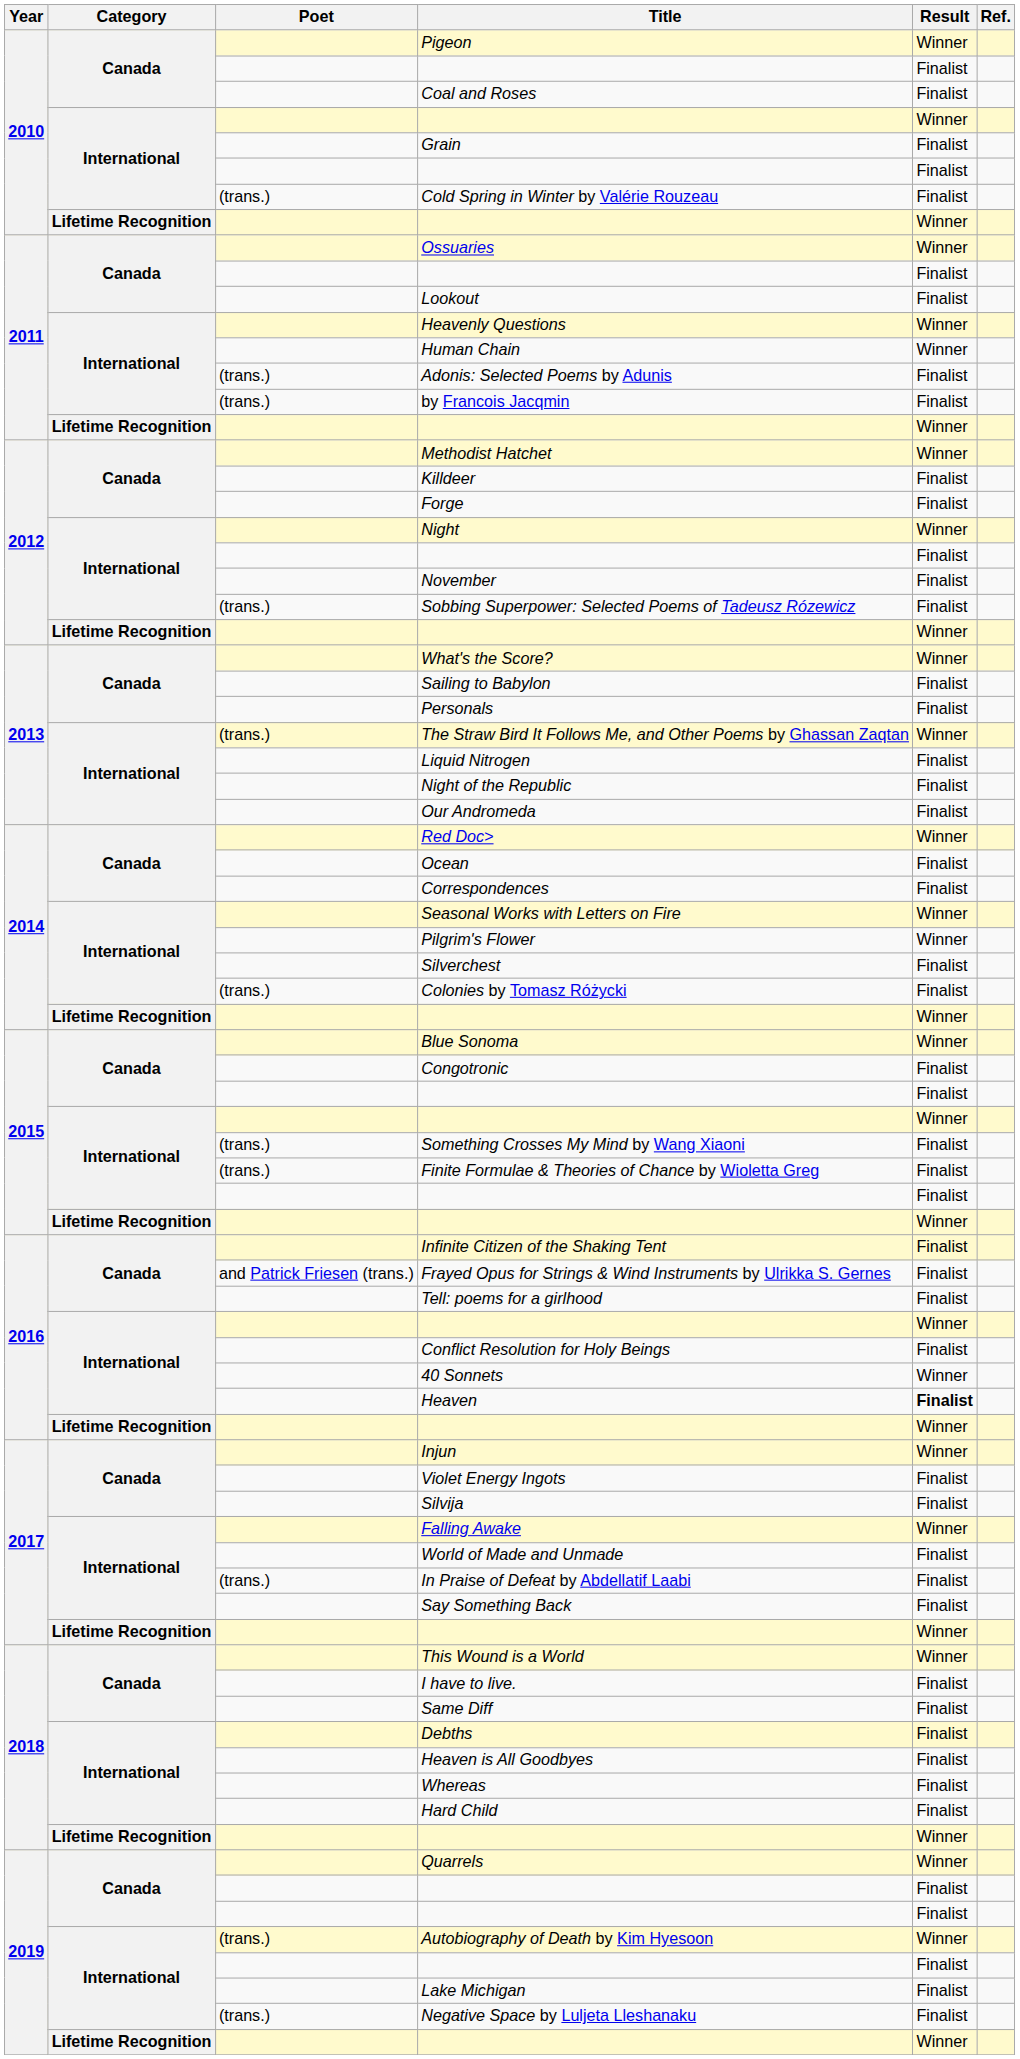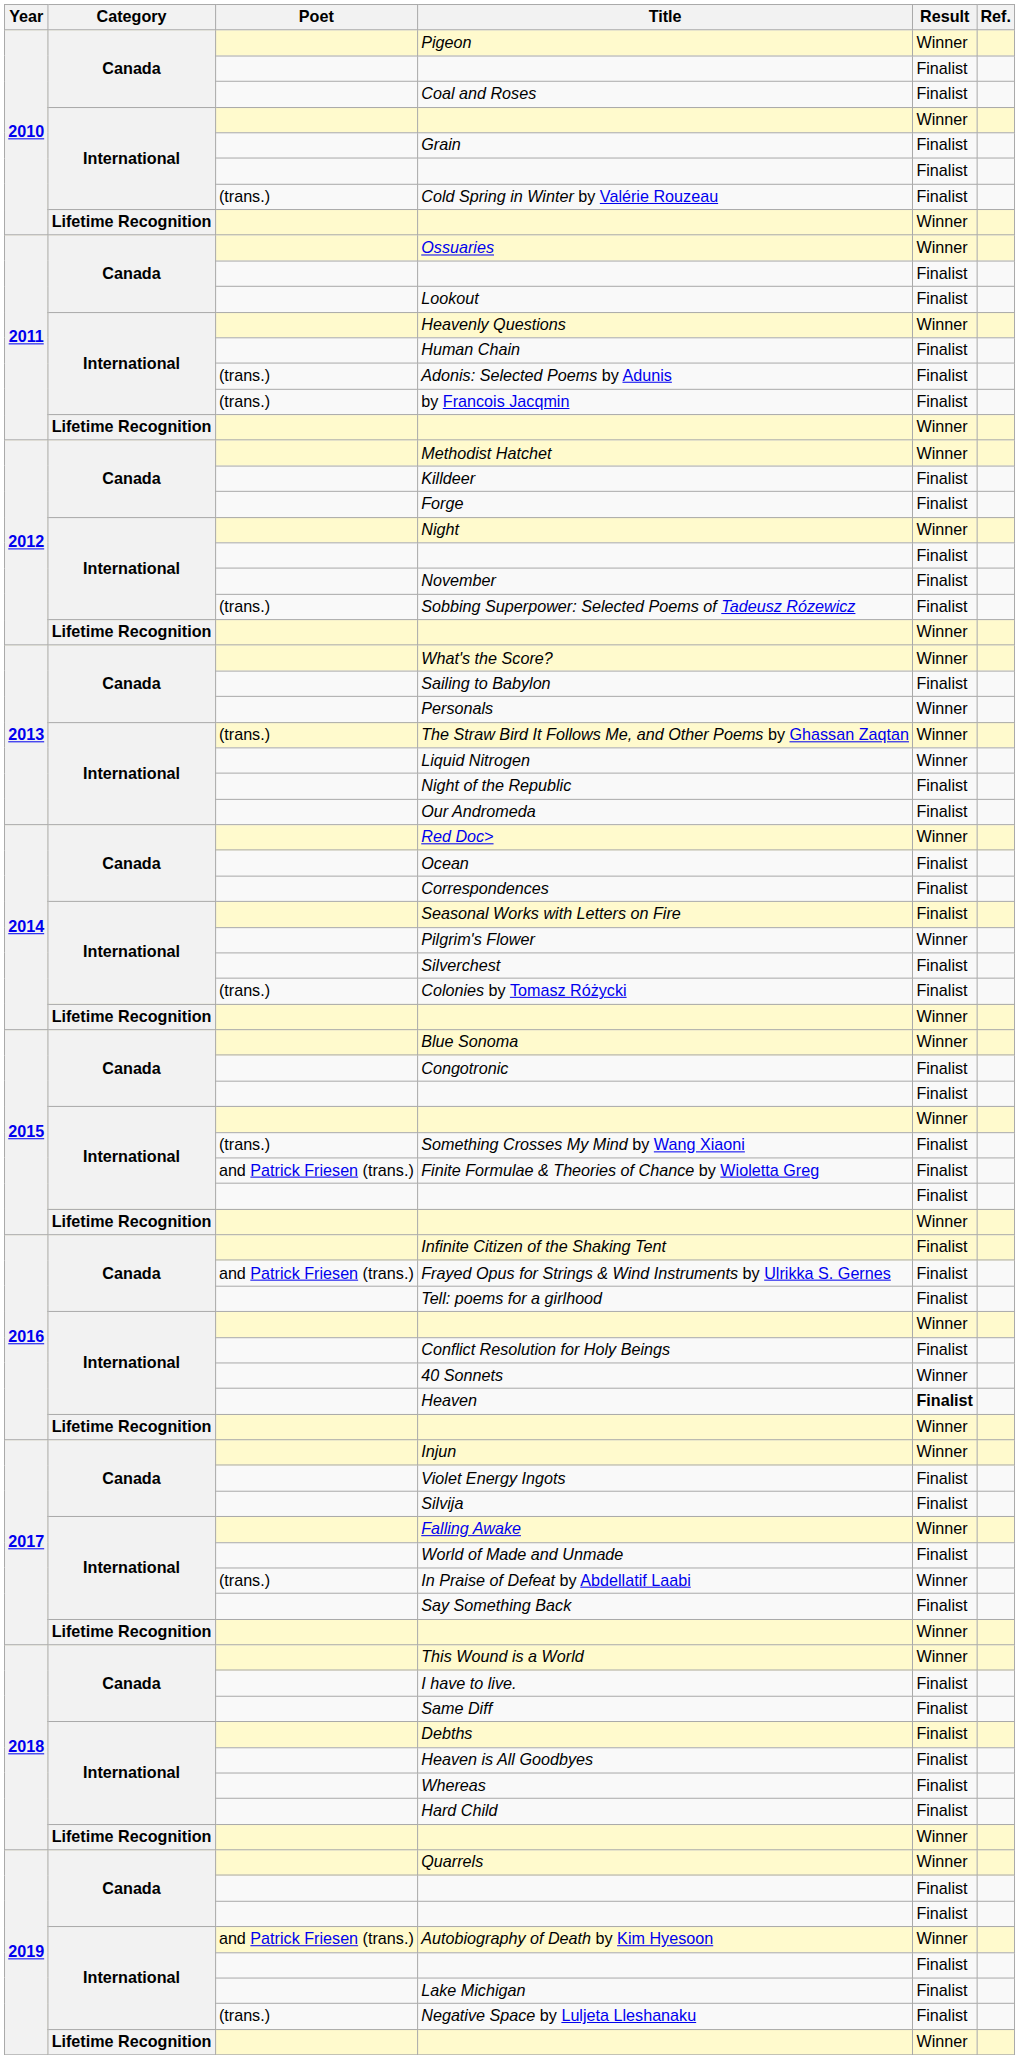(942, 350) Winner -> (942, 350) Finalist
(942, 709) Finalist -> (942, 709) Winner
(942, 760) Finalist -> (942, 760) Winner
(942, 914) Winner -> (942, 914) Finalist
(244, 1170) (trans.) -> (316, 1170) and Patrick Friesen (trans.)
(942, 1580) Finalist -> (942, 1580) Winner
(244, 1939) (trans.) -> (316, 1939) and Patrick Friesen (trans.)
